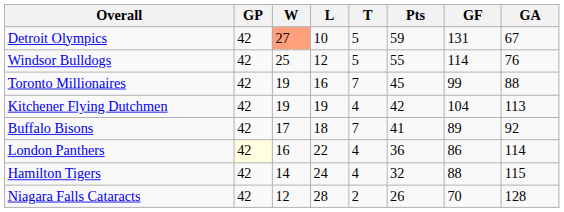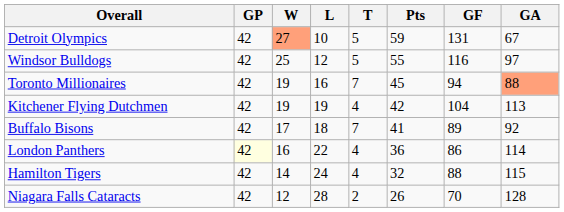(458, 60) 114 -> (458, 60) 116
(512, 60) 76 -> (512, 60) 97
(455, 83) 99 -> (455, 83) 94
(512, 83) no background -> (512, 83) lightsalmon background
